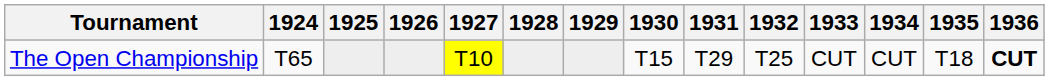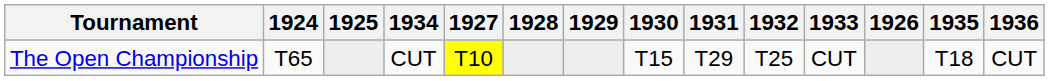columns swapped: (413, 23) <-> (894, 23)
(1014, 58) bold -> (1014, 58) normal
